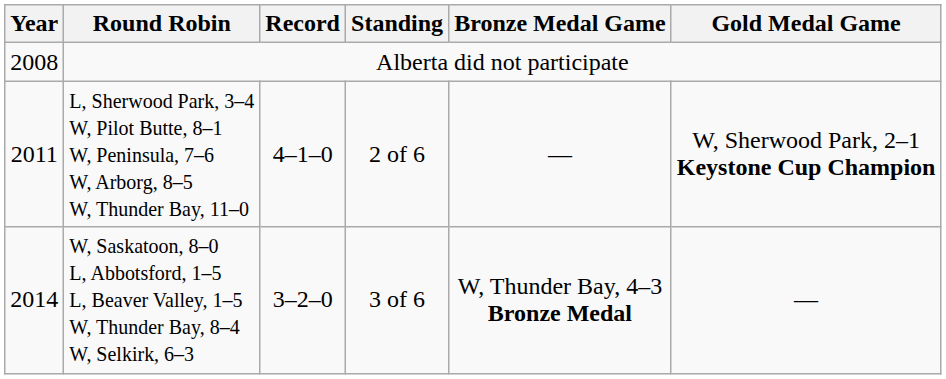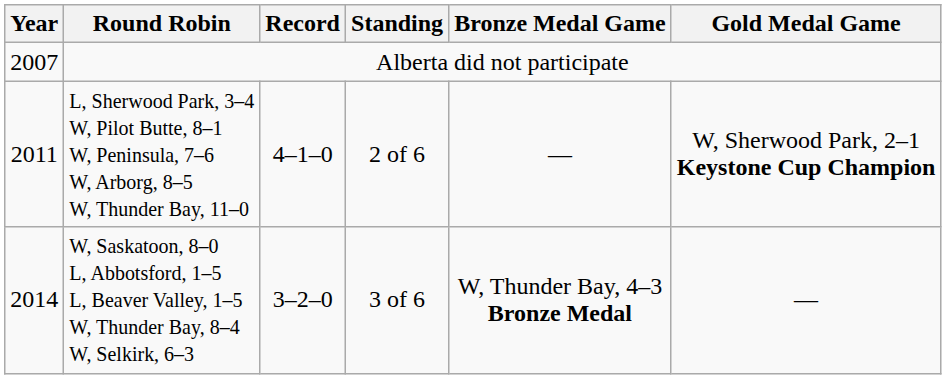(34, 61) 2008 -> (34, 61) 2007
